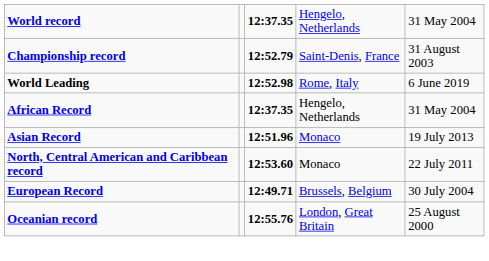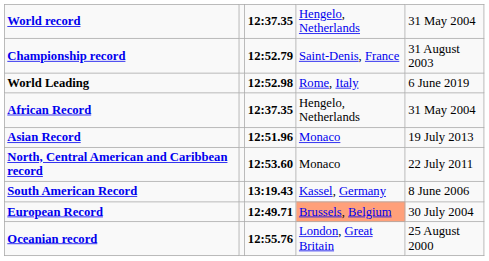+ row: (72, 191)
(345, 191) no background -> (345, 211) lightsalmon background
